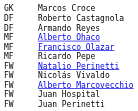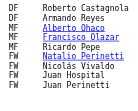- row: (67, 9)
- row: (86, 85)
